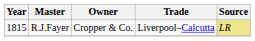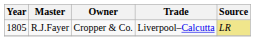(17, 28) 1815 -> (17, 28) 1805
